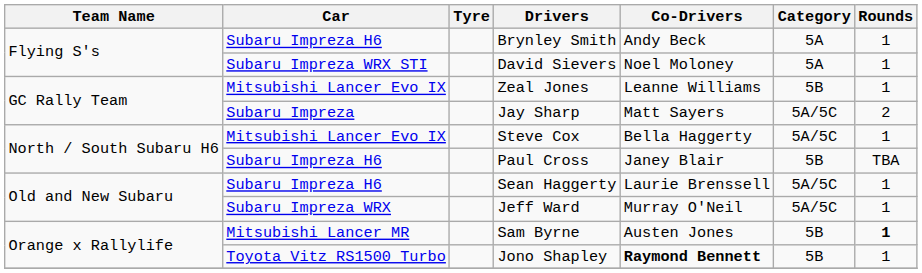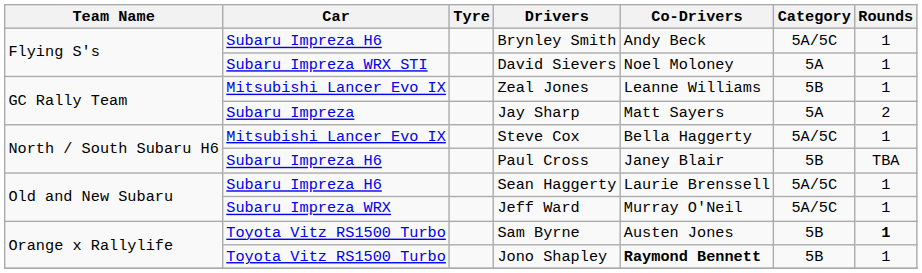(814, 41) 5A -> (814, 41) 5A/5C
(814, 113) 5A/5C -> (814, 113) 5A
(318, 233) Mitsubishi Lancer MR -> (336, 233) Toyota Vitz RS1500 Turbo
